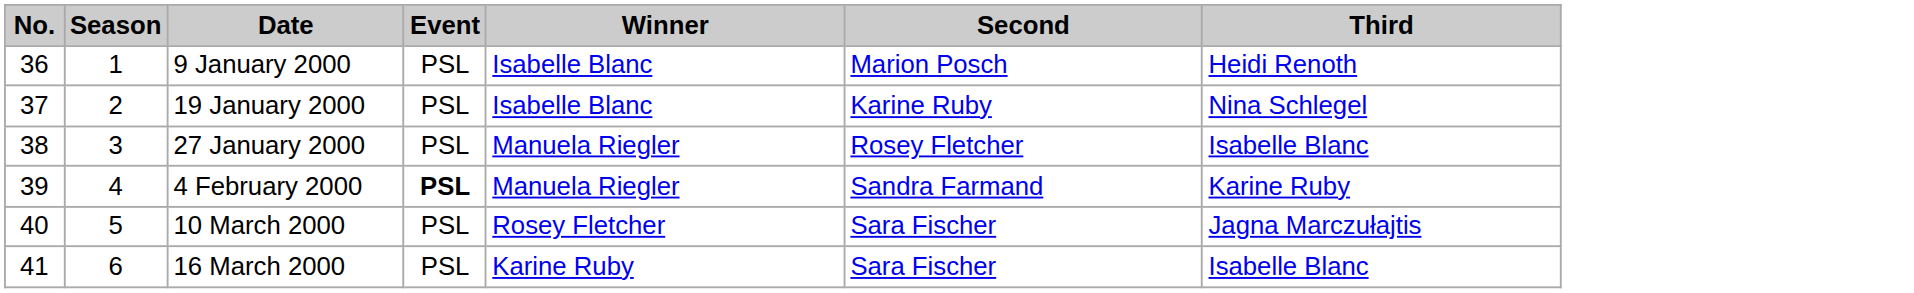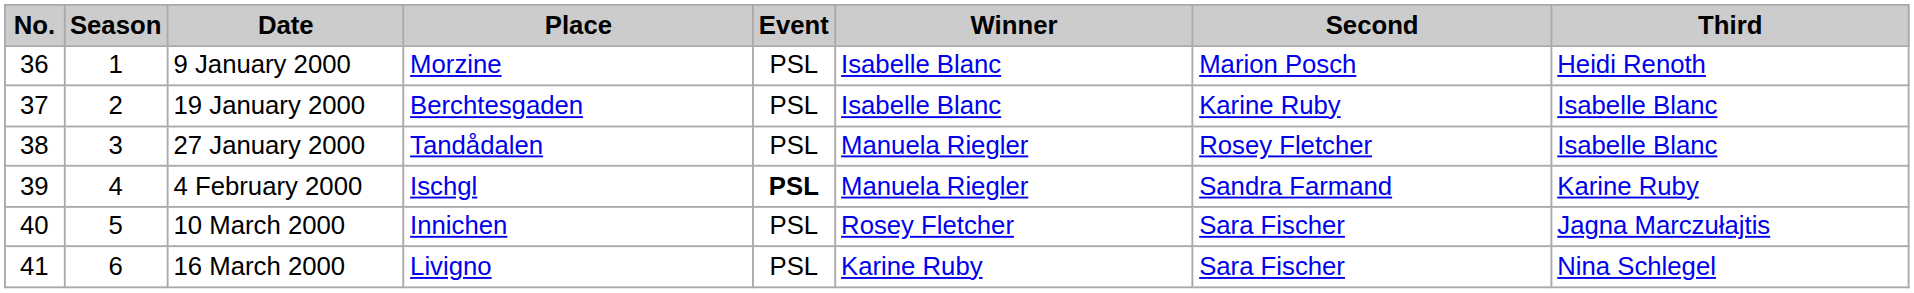+ column: (578, 25)
(1288, 105) Nina Schlegel -> (1637, 105) Isabelle Blanc
(1289, 266) Isabelle Blanc -> (1637, 266) Nina Schlegel
